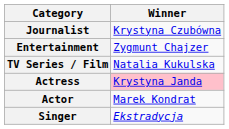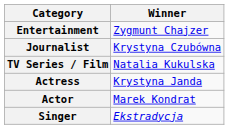rows swapped: (58, 47) <-> (58, 30)
(158, 82) pink background -> (158, 82) no background
